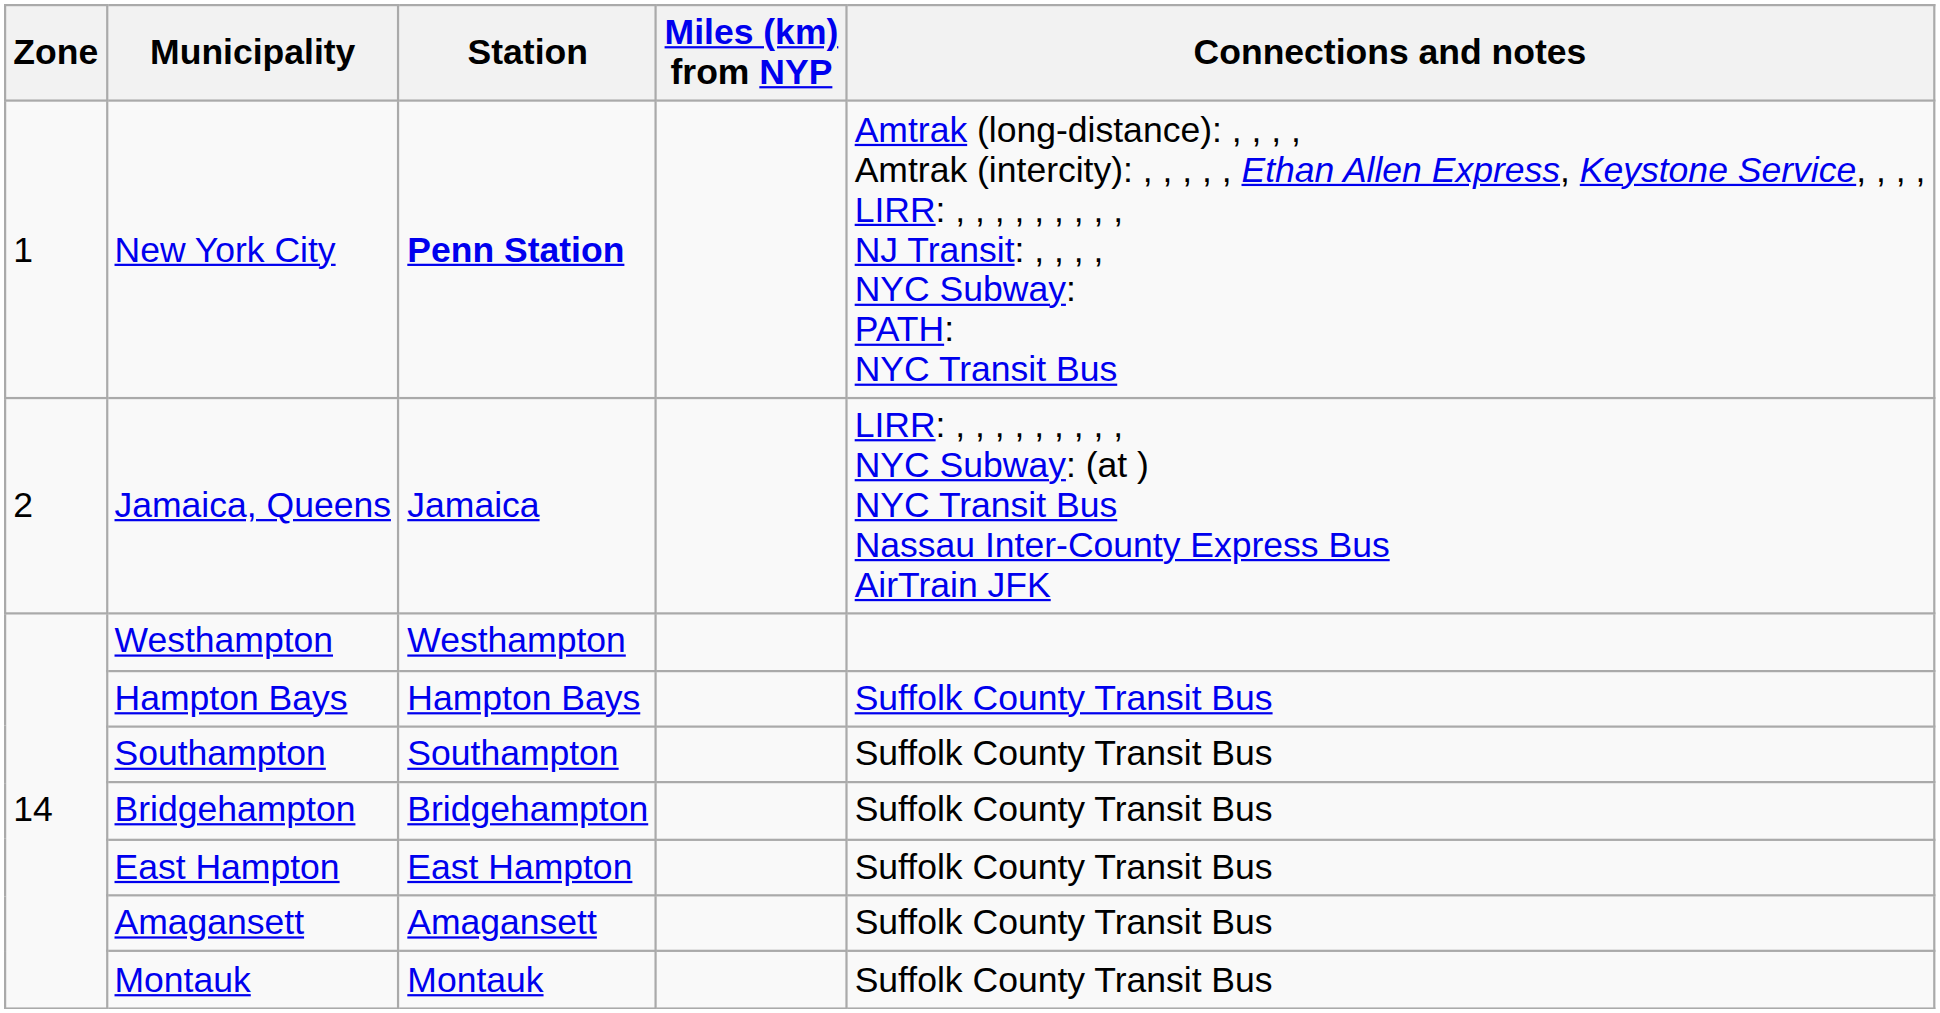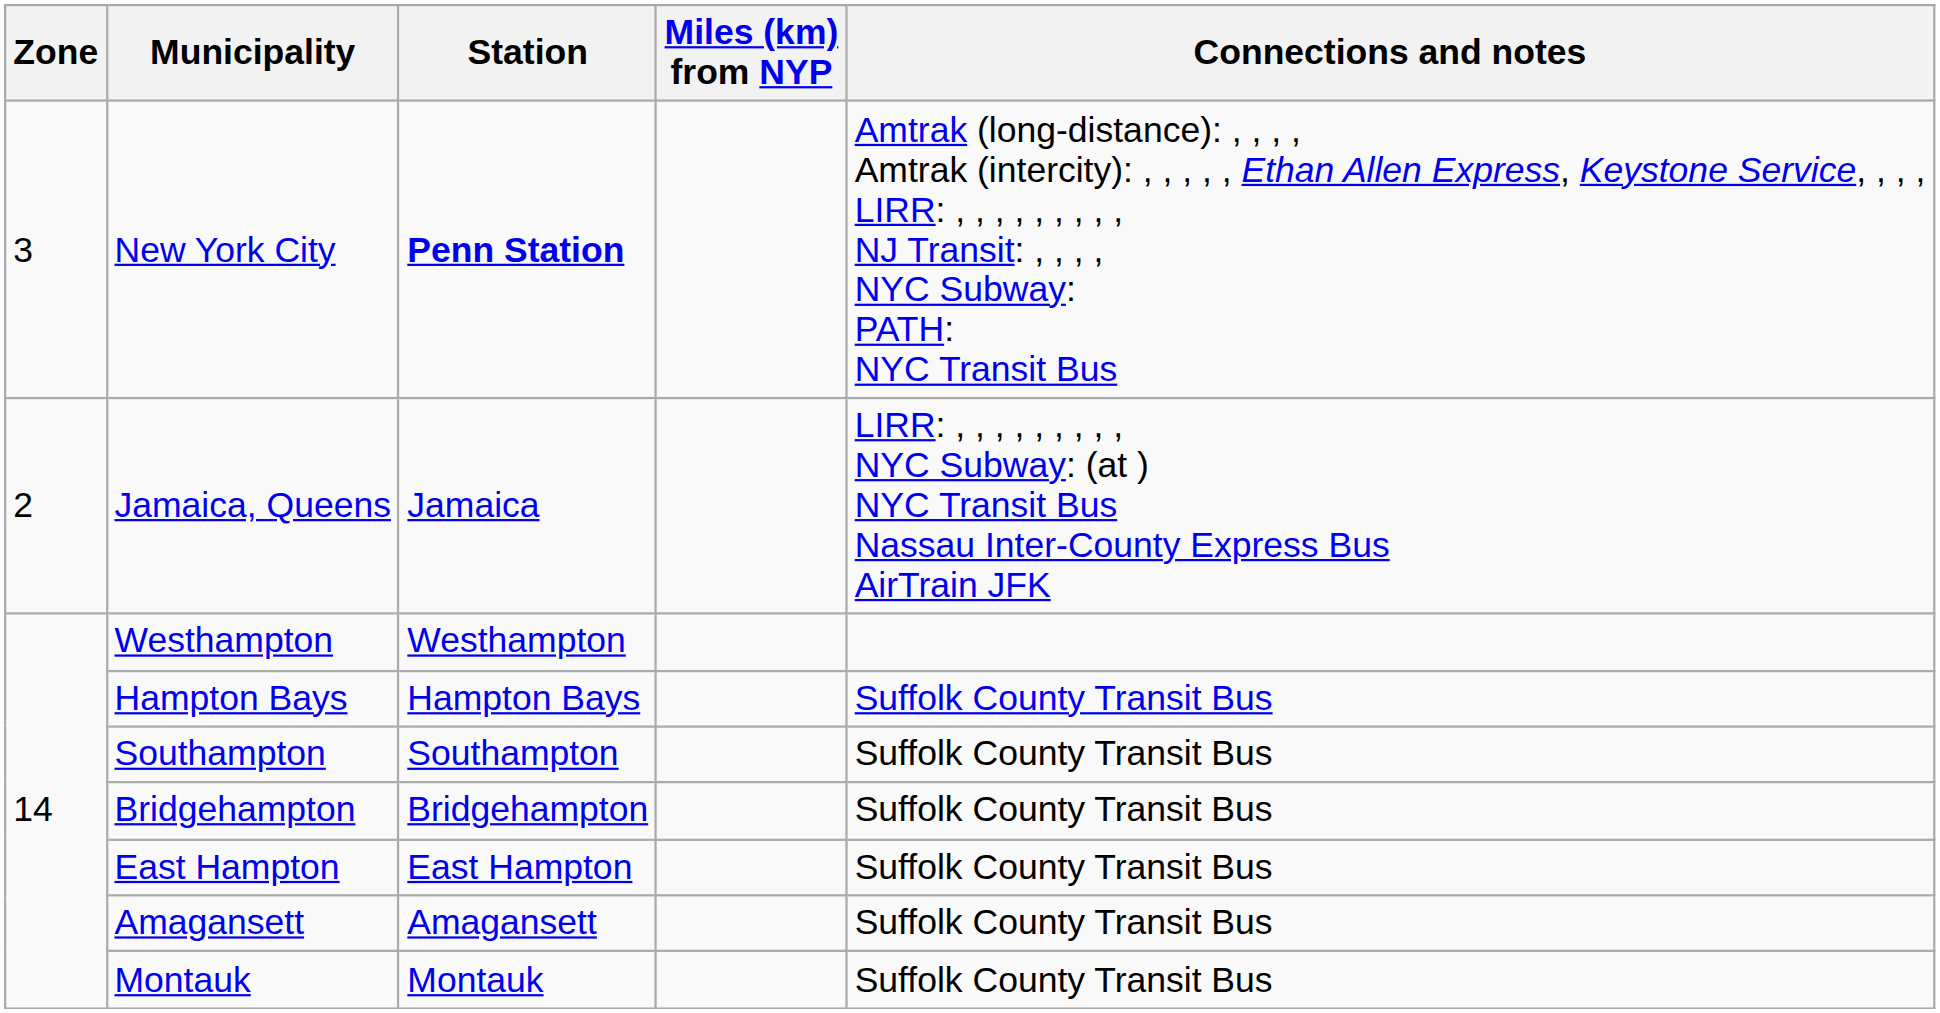(23, 248) 1 -> (23, 248) 3
